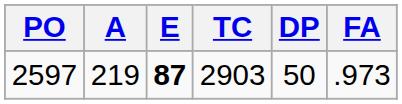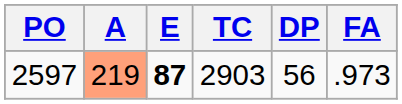(115, 74) no background -> (115, 74) lightsalmon background
(299, 74) 50 -> (299, 74) 56
